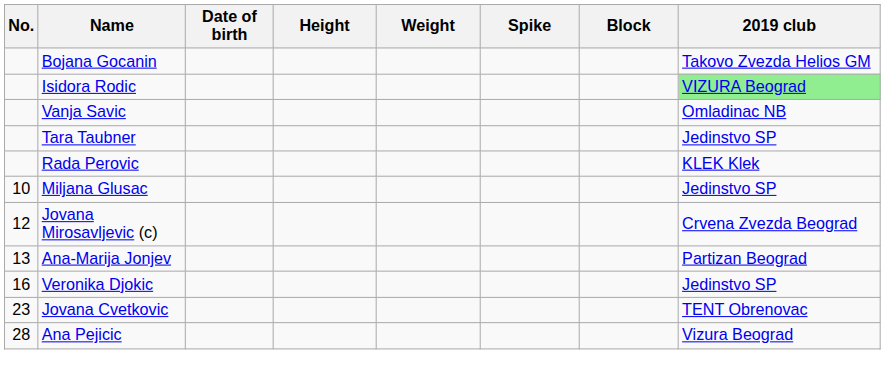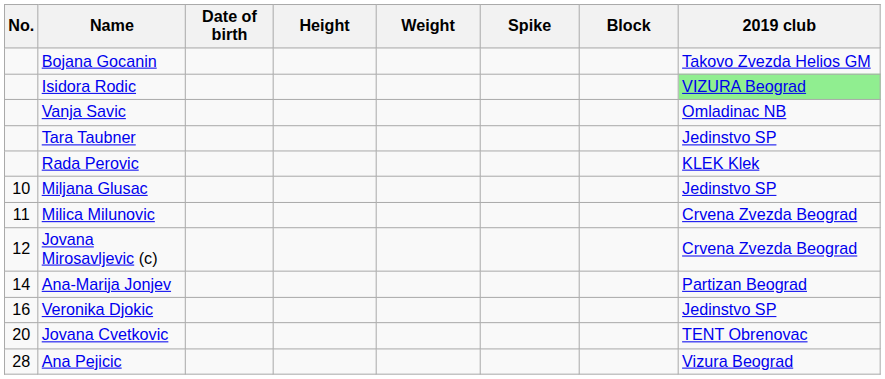+ row: (98, 214)
(21, 258) 13 -> (21, 284) 14
(21, 309) 23 -> (21, 335) 20
